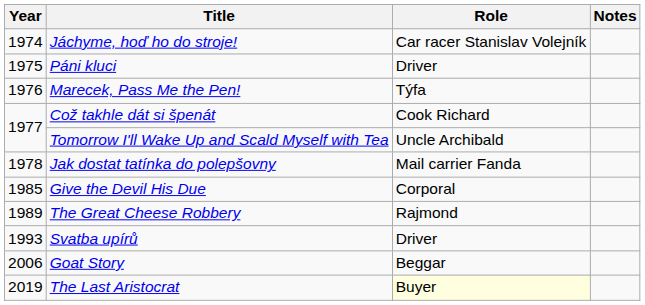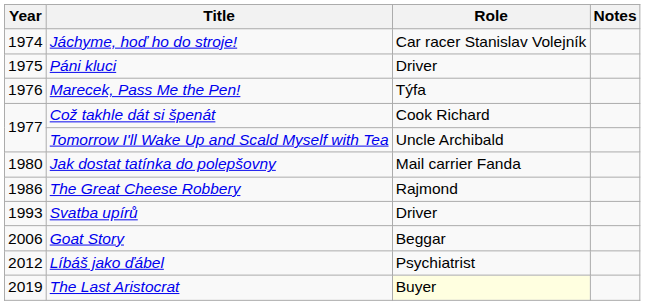(25, 164) 1978 -> (25, 164) 1980
- row: (128, 189)
(25, 213) 1989 -> (25, 189) 1986
+ row: (107, 262)
